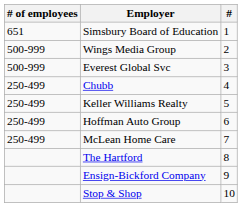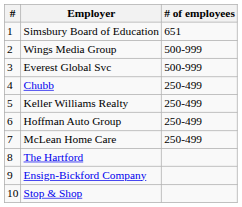columns swapped: (229, 13) <-> (42, 13)
